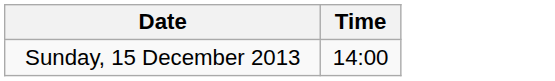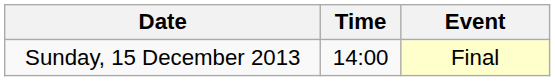+ column: (475, 22)
